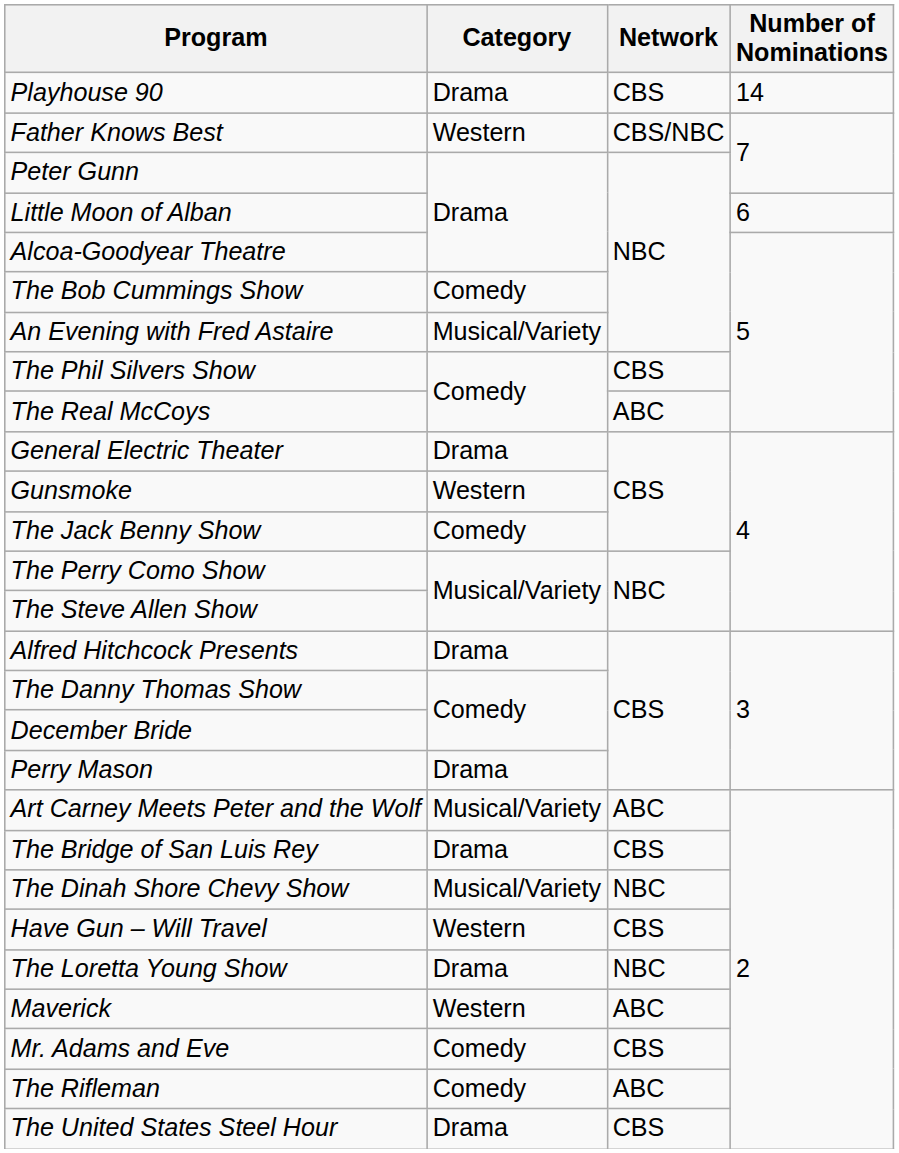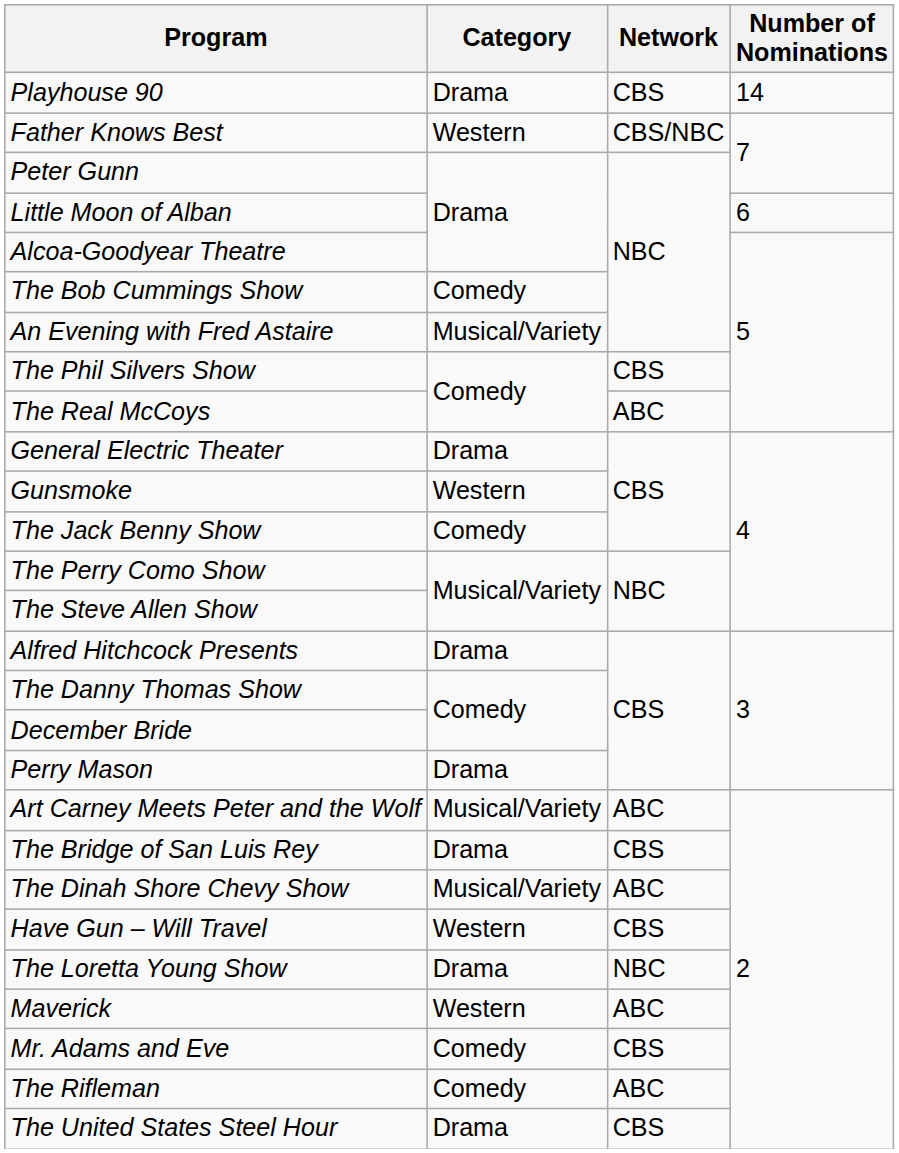(639, 889) NBC -> (639, 889) ABC
